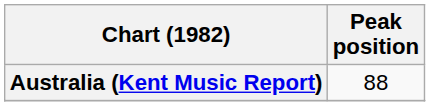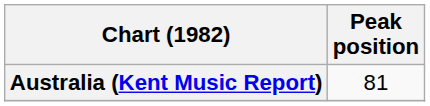(376, 82) 88 -> (376, 82) 81
